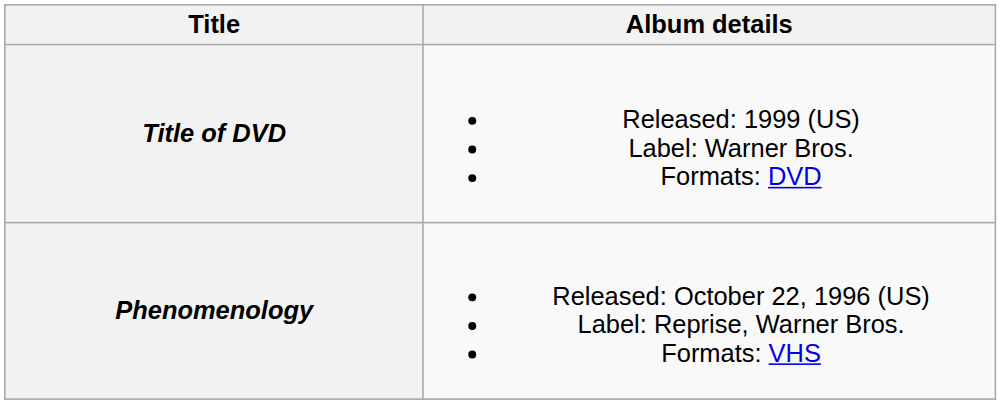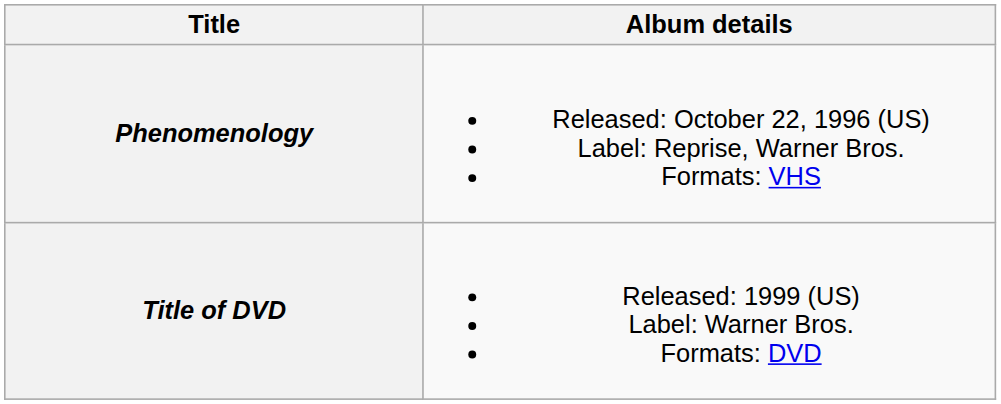rows swapped: (214, 310) <-> (214, 133)
